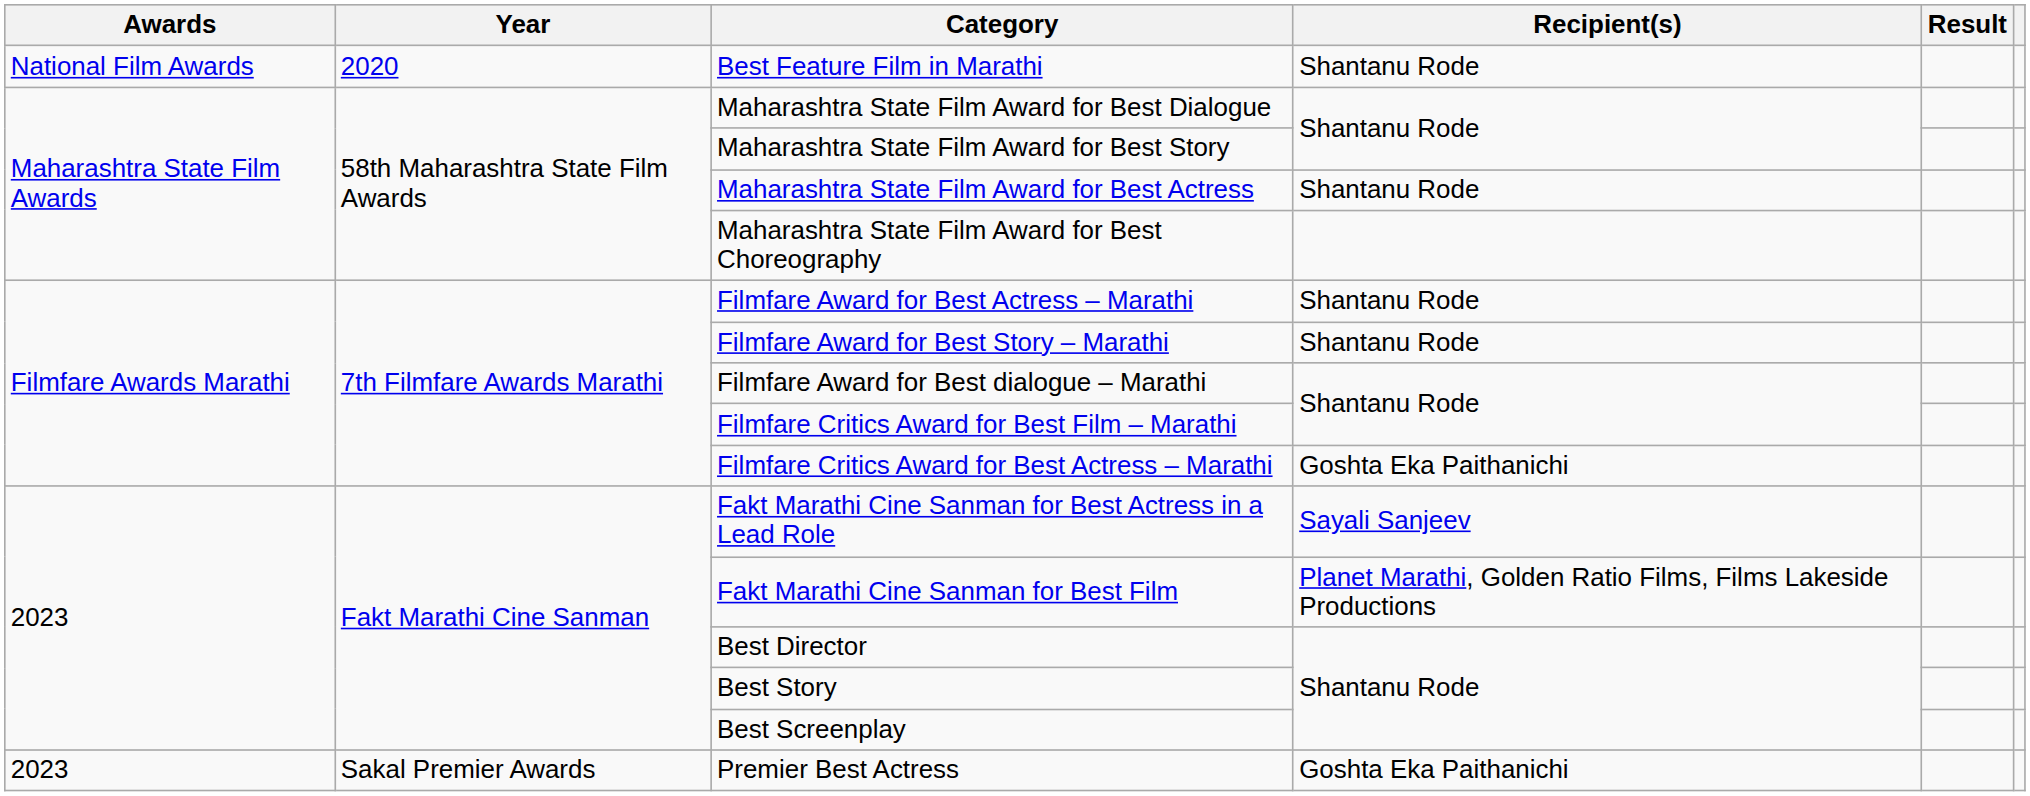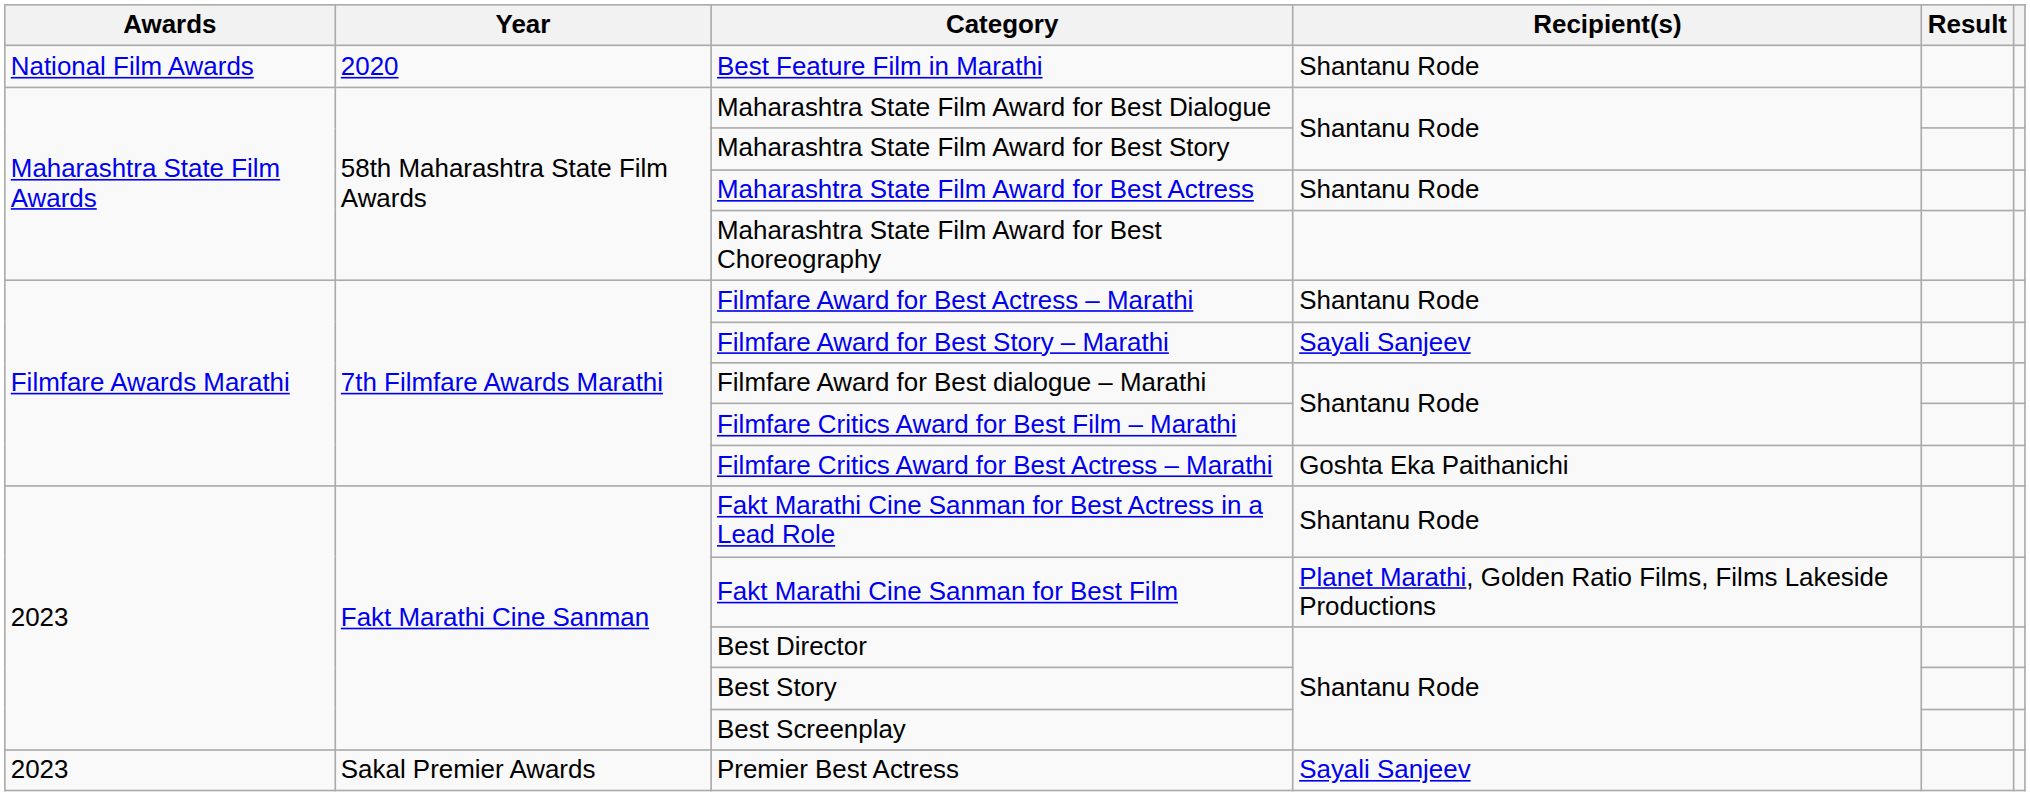(1389, 341) Shantanu Rode -> (1385, 341) Sayali Sanjeev
(1385, 520) Sayali Sanjeev -> (1389, 520) Shantanu Rode
(1434, 770) Goshta Eka Paithanichi -> (1385, 770) Sayali Sanjeev
